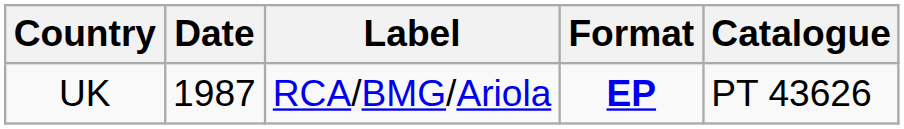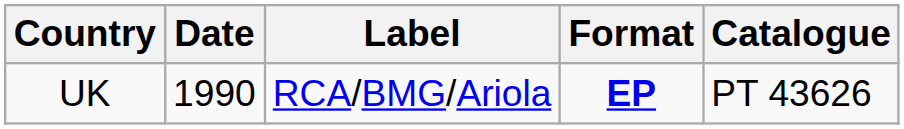(214, 92) 1987 -> (214, 92) 1990
